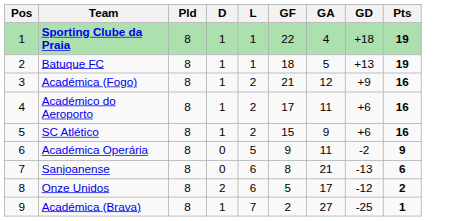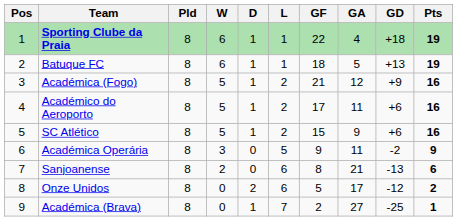+ column: (222, 13)
